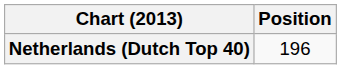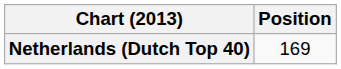(295, 48) 196 -> (295, 48) 169
